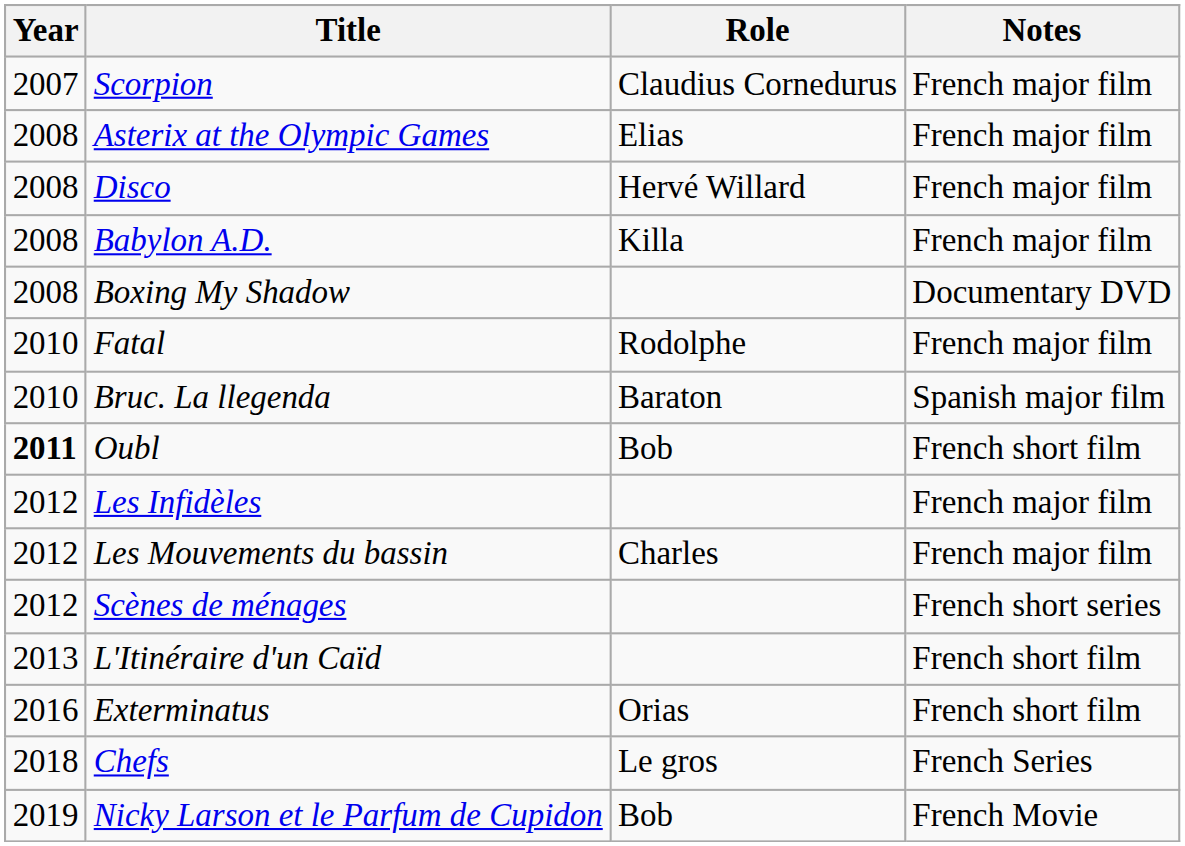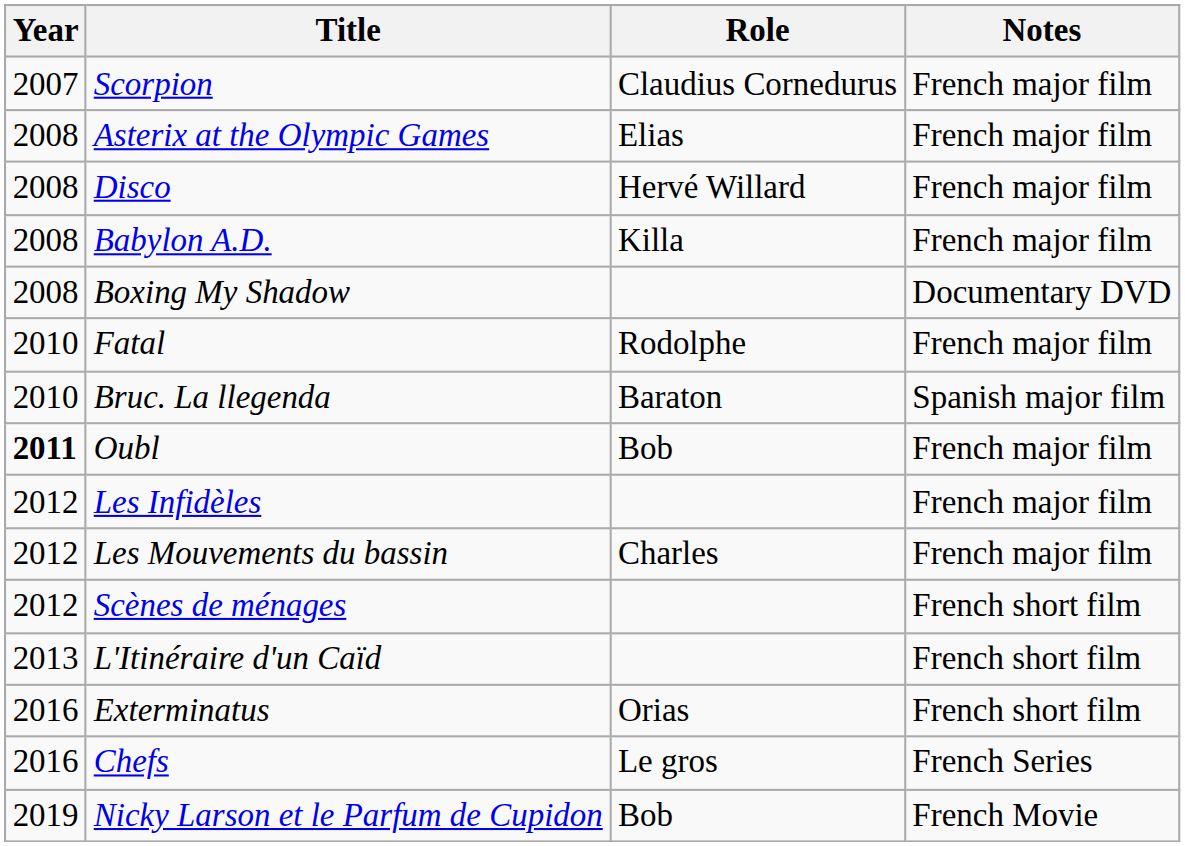(1027, 448) French short film -> (1032, 448) French major film
(1037, 605) French short series -> (1027, 605) French short film
(46, 762) 2018 -> (46, 762) 2016
